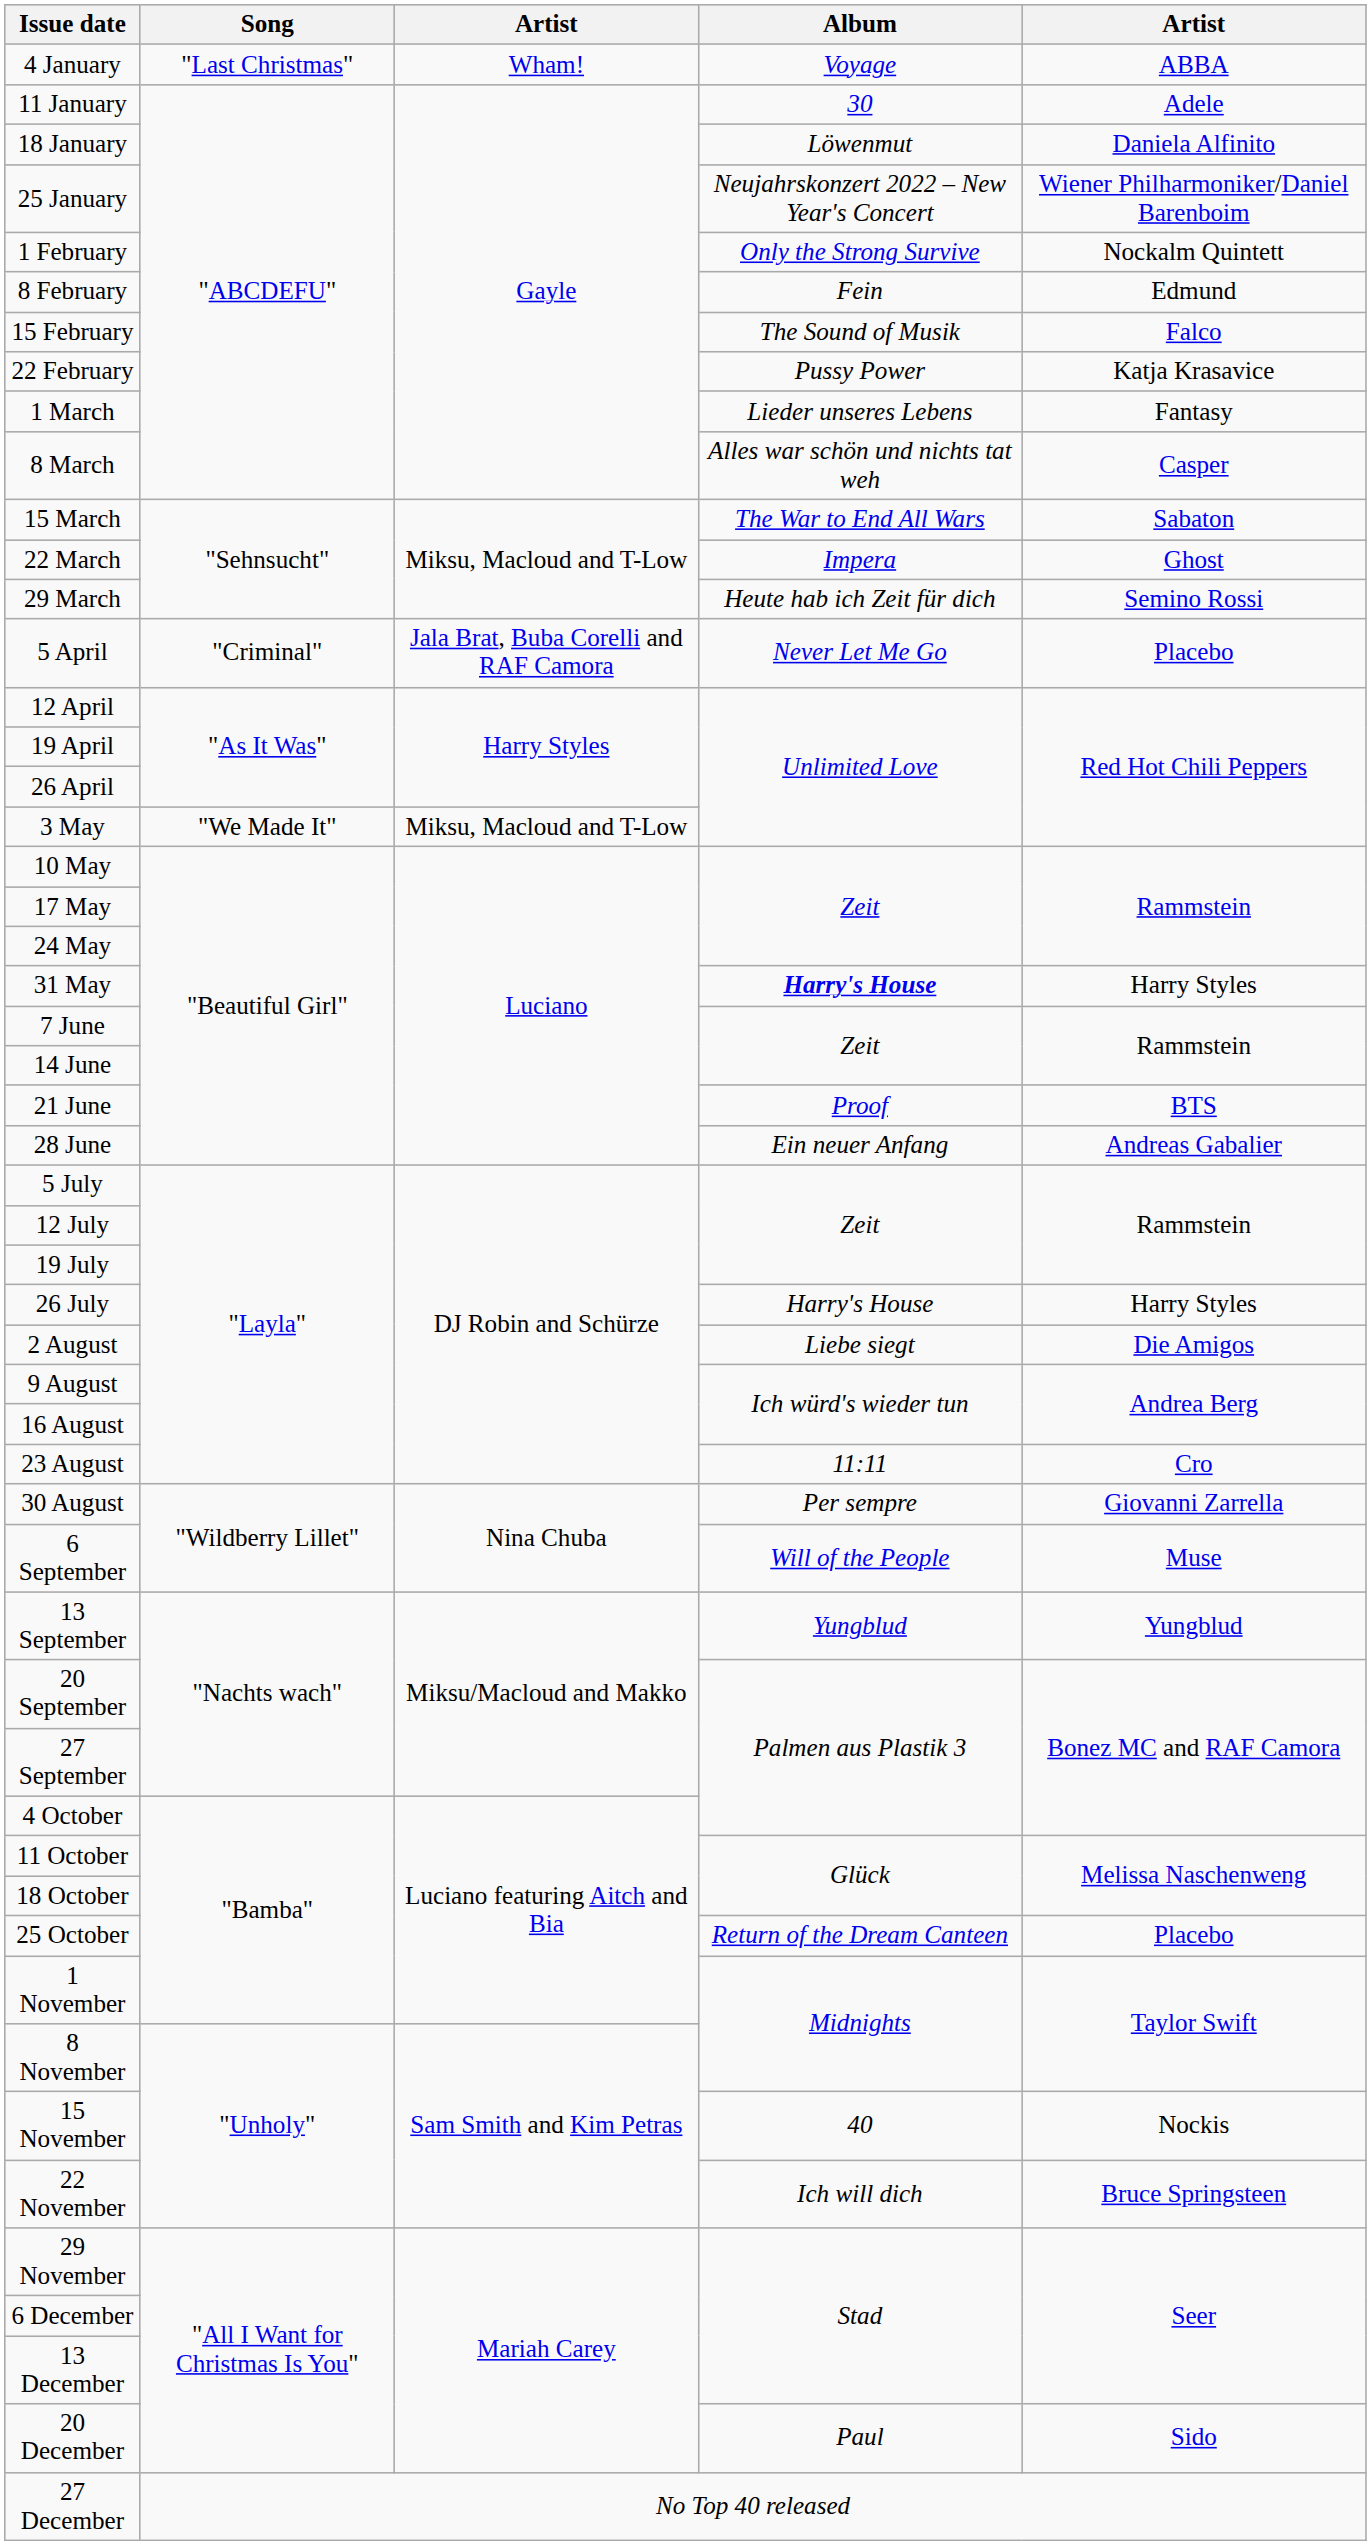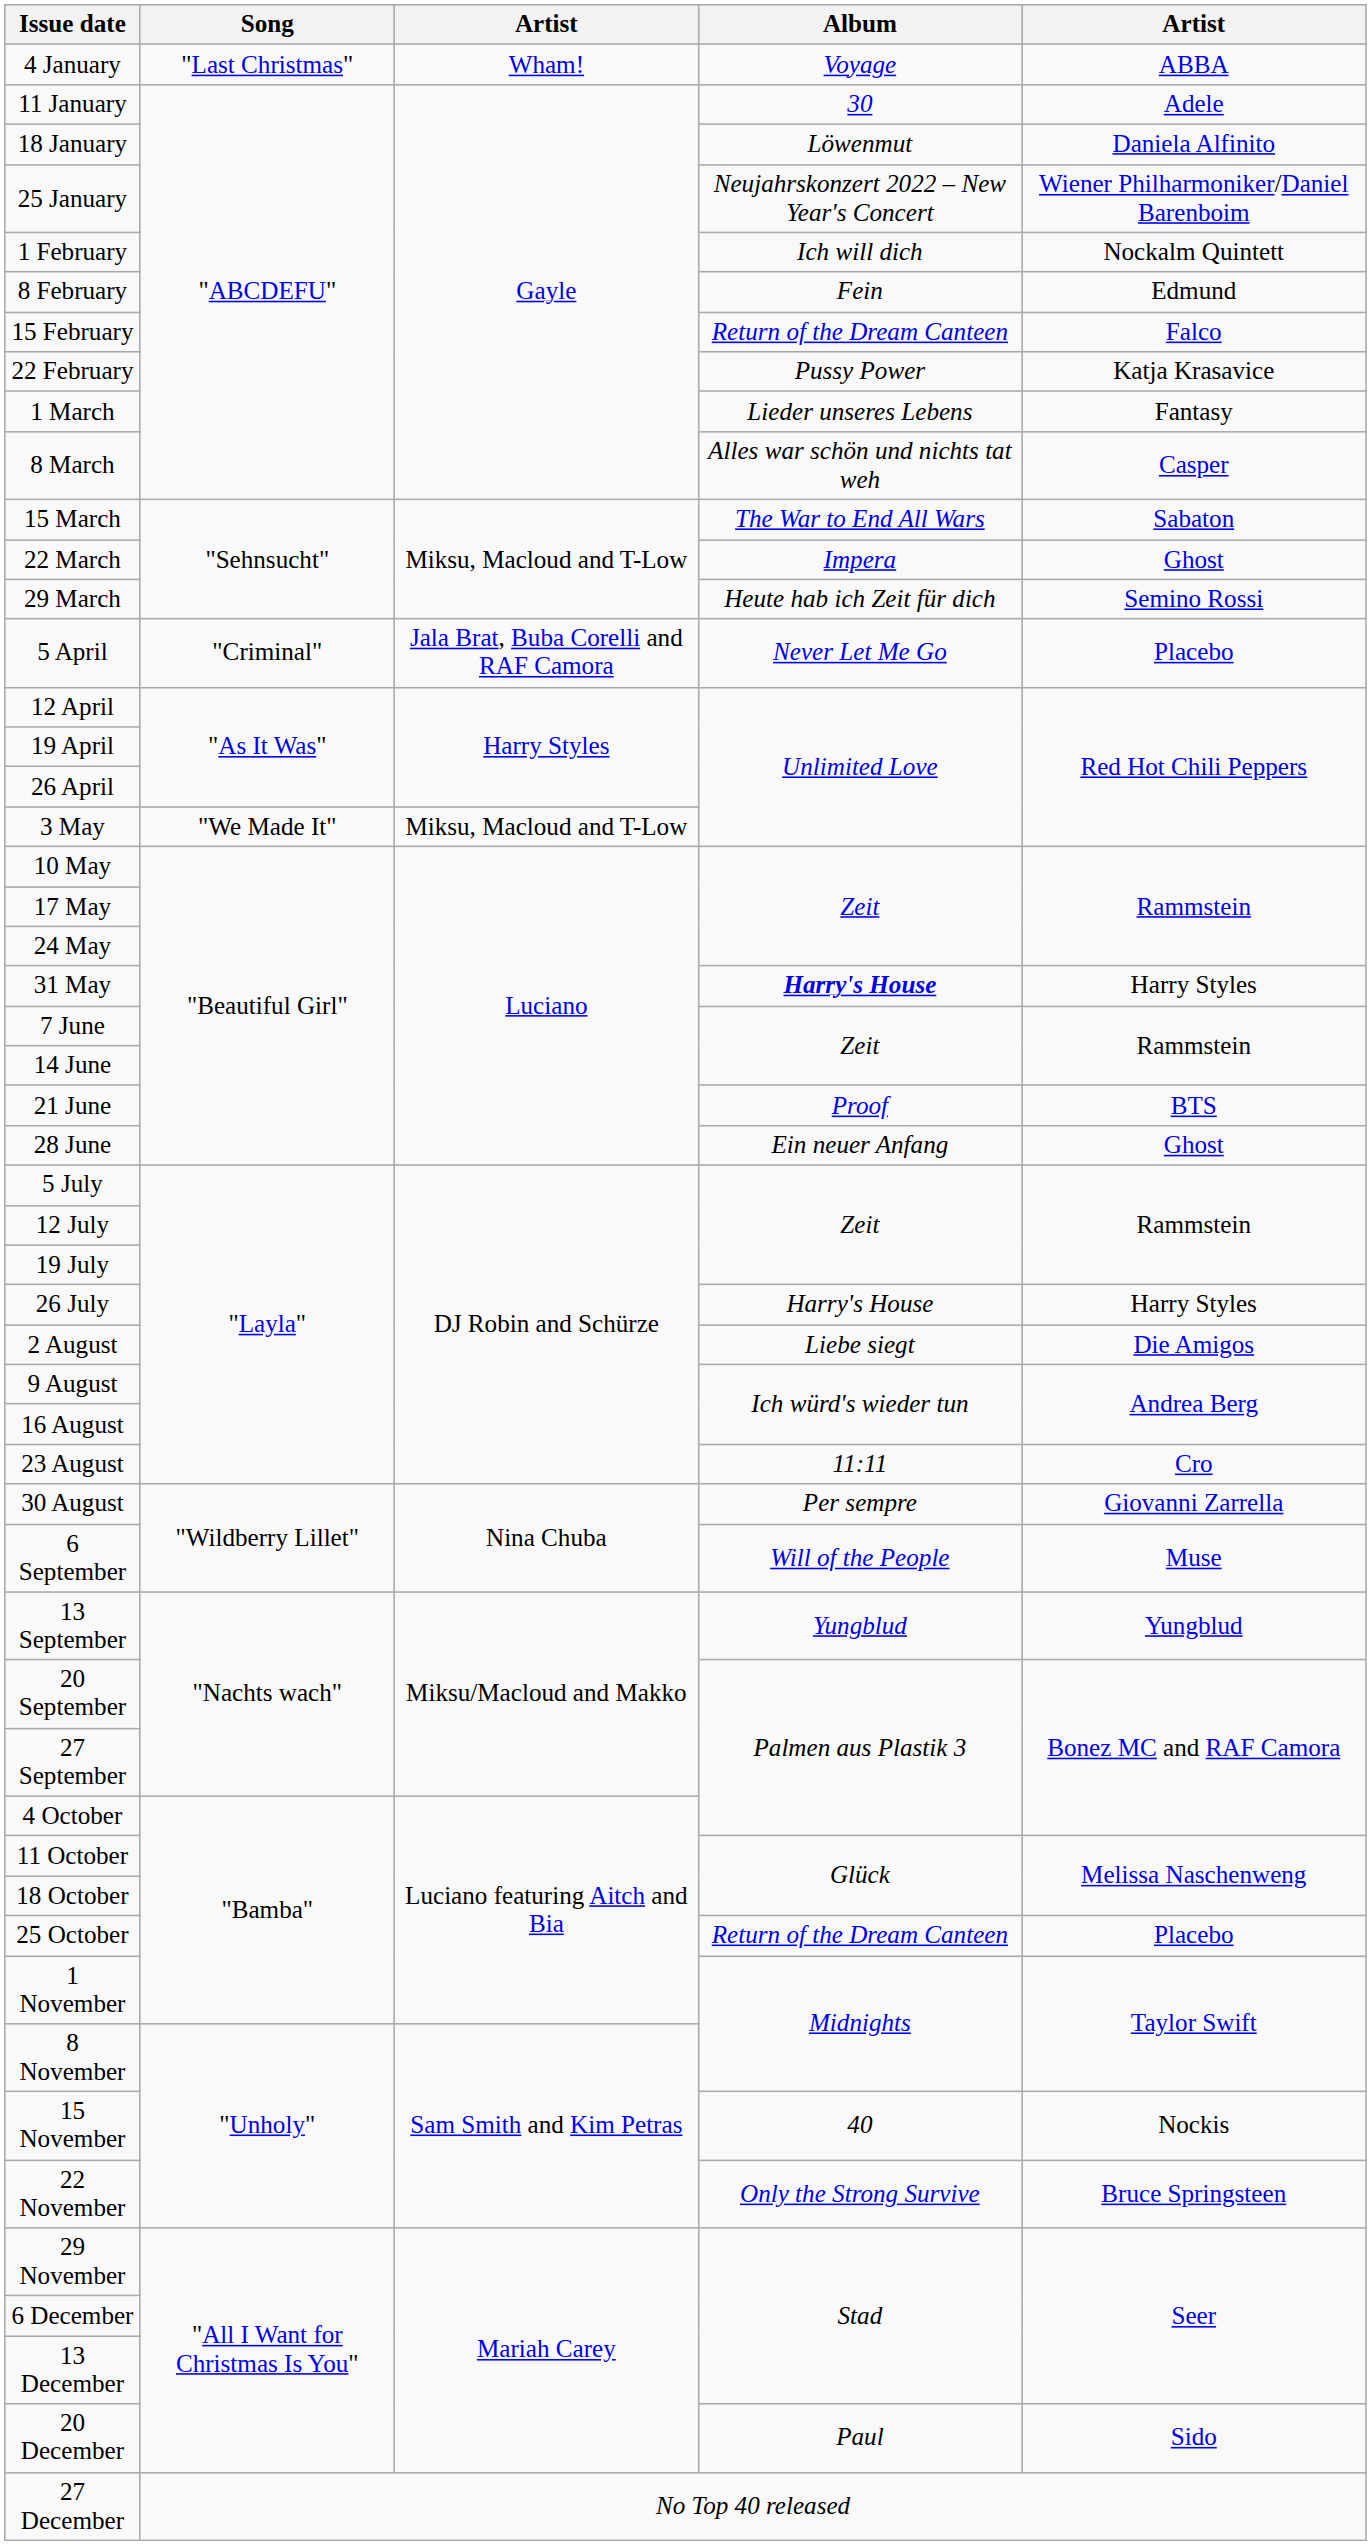(860, 251) Only the Strong Survive -> (860, 251) Ich will dich
(860, 331) The Sound of Musik -> (860, 331) Return of the Dream Canteen
(1194, 1145) Andreas Gabalier -> (1194, 1145) Ghost
(860, 2193) Ich will dich -> (860, 2193) Only the Strong Survive
